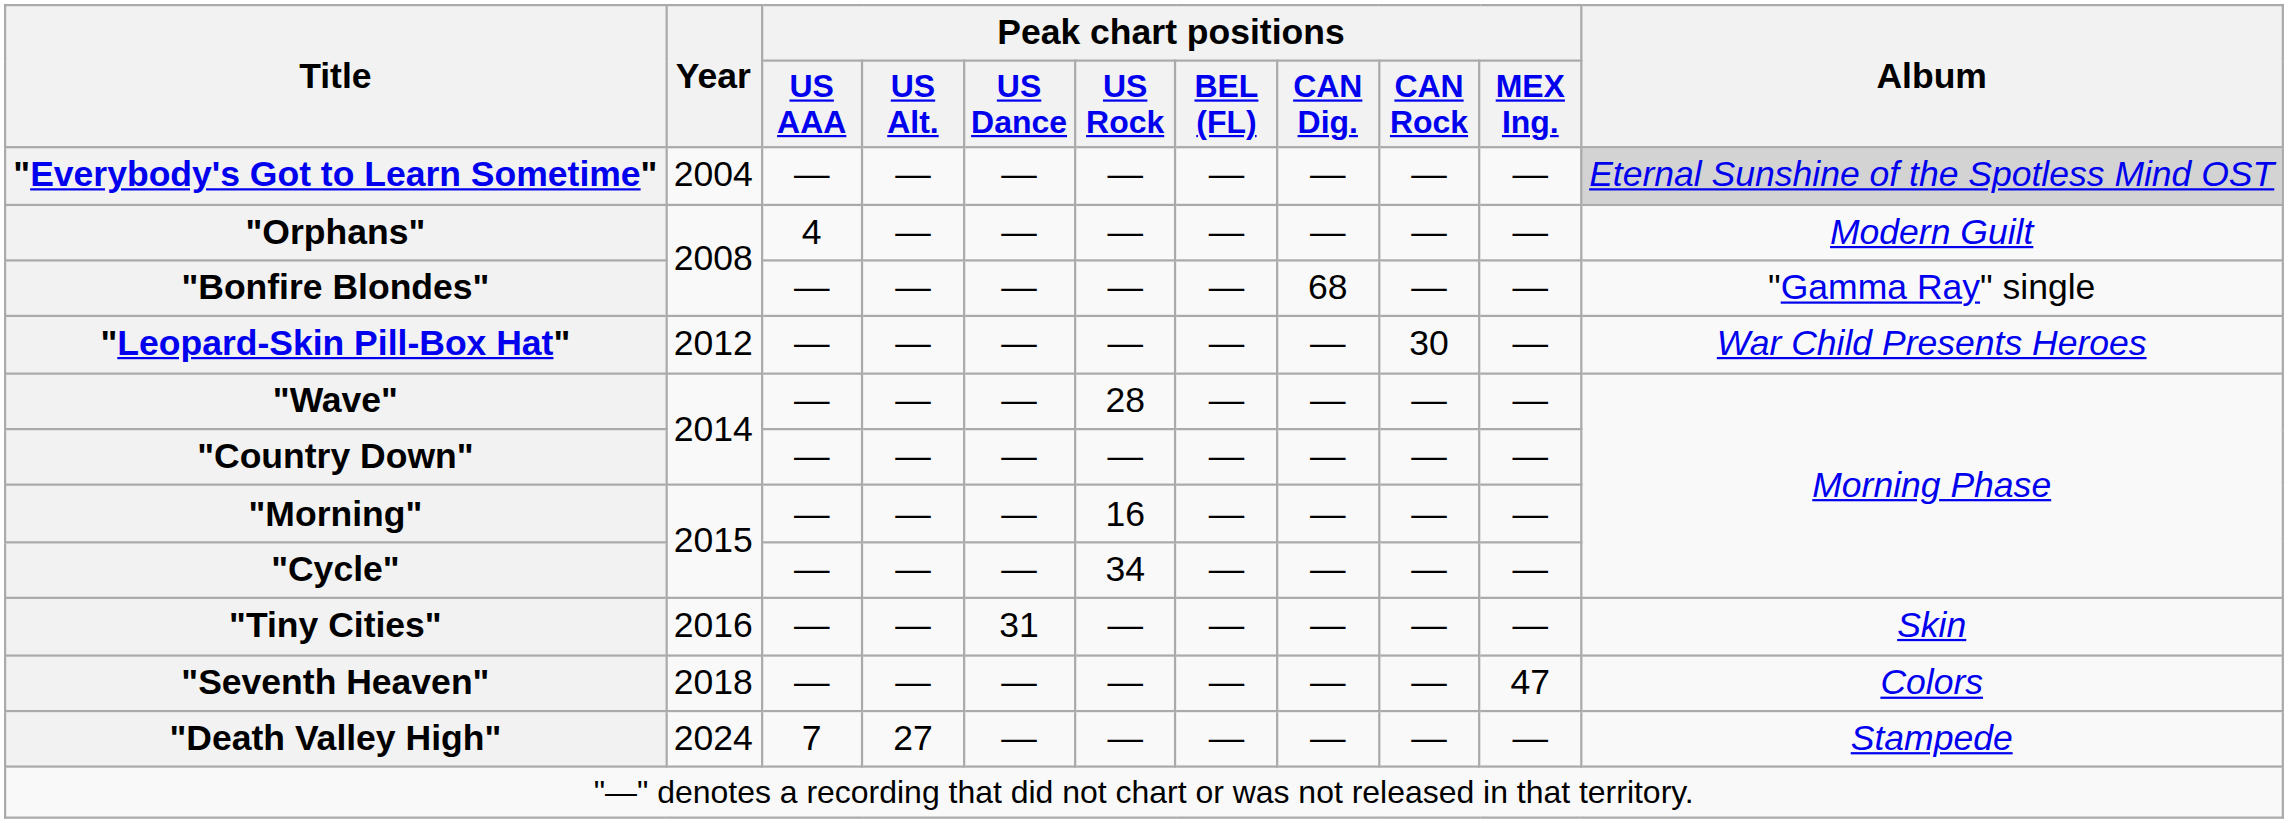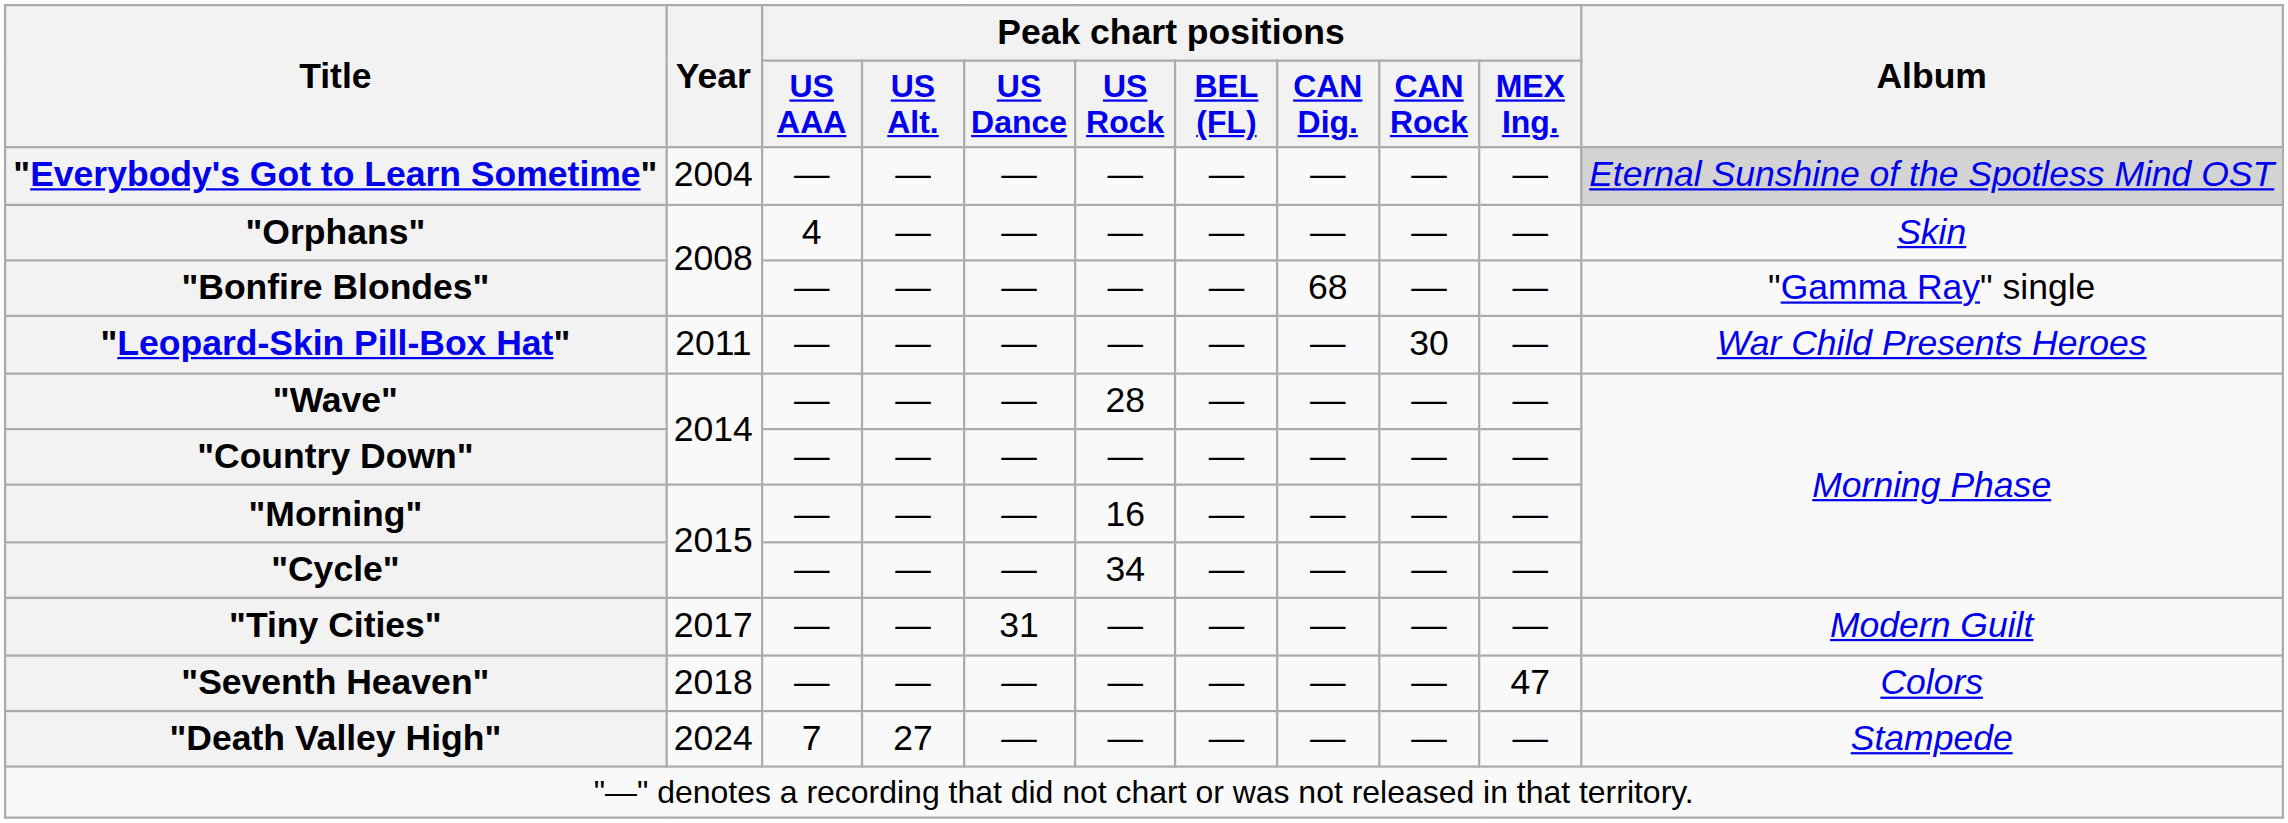(1932, 231) Modern Guilt -> (1932, 231) Skin
(713, 344) 2012 -> (713, 344) 2011
(713, 625) 2016 -> (713, 625) 2017
(1932, 625) Skin -> (1932, 625) Modern Guilt
